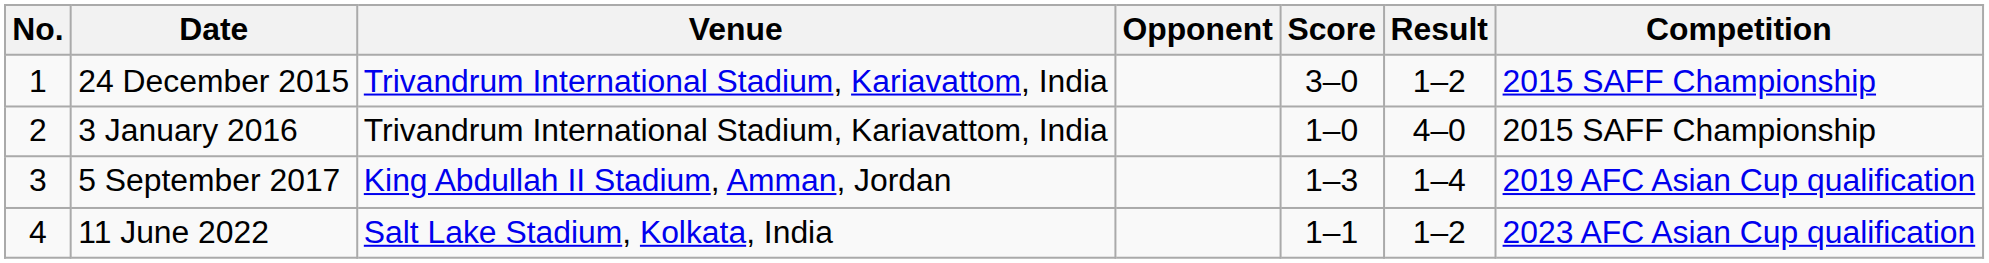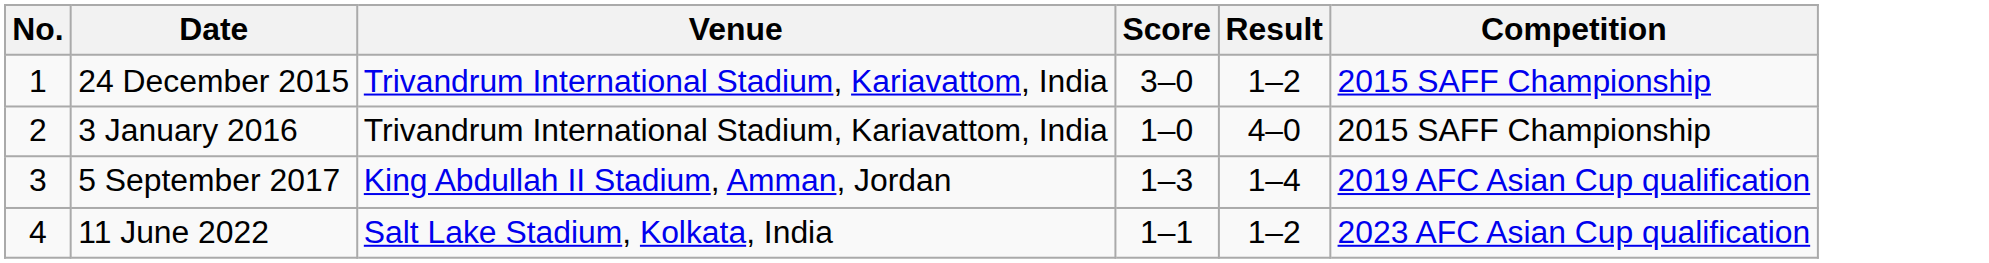- column: (1198, 29)
